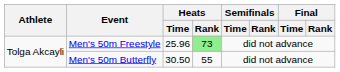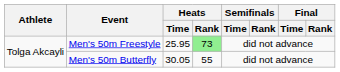(178, 44) 25.96 -> (178, 44) 25.95
(178, 60) 30.50 -> (178, 60) 30.05
